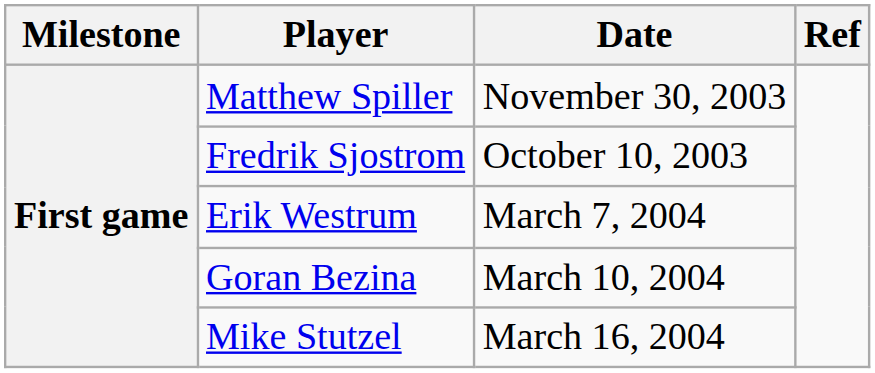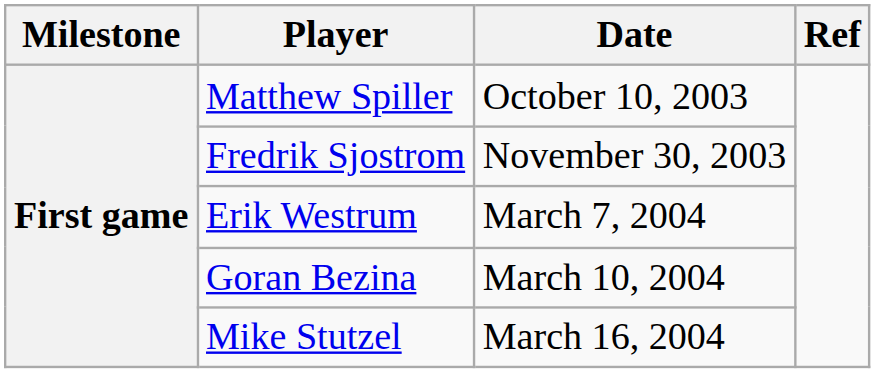(634, 95) November 30, 2003 -> (615, 95) October 10, 2003
(615, 155) October 10, 2003 -> (634, 155) November 30, 2003
